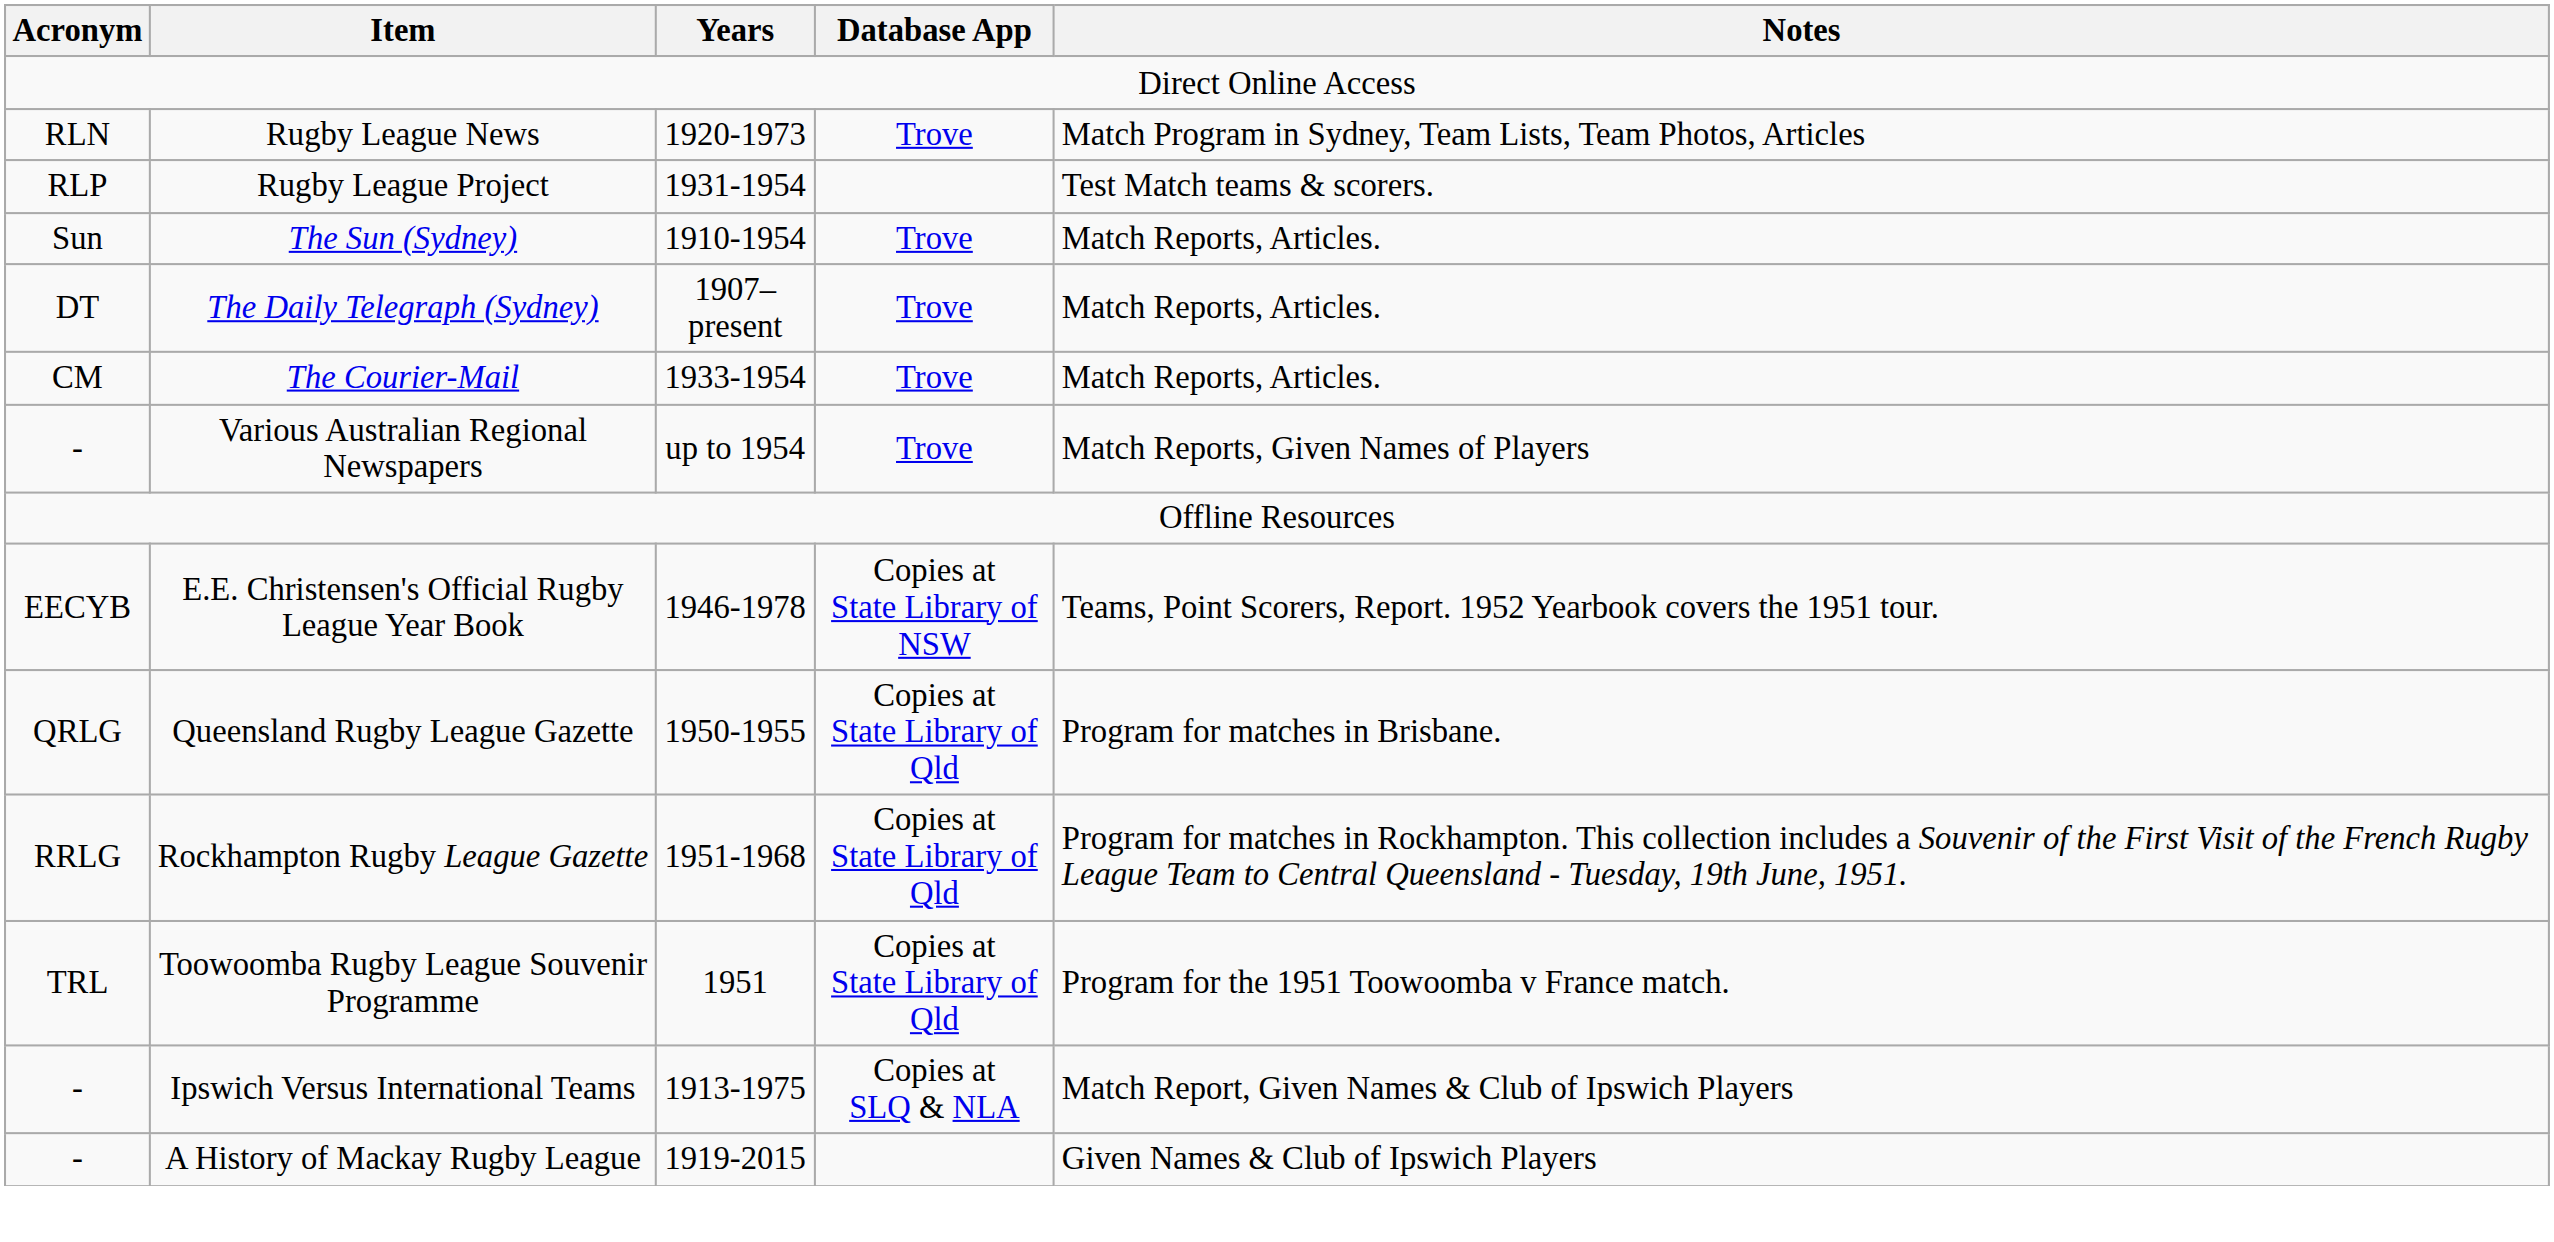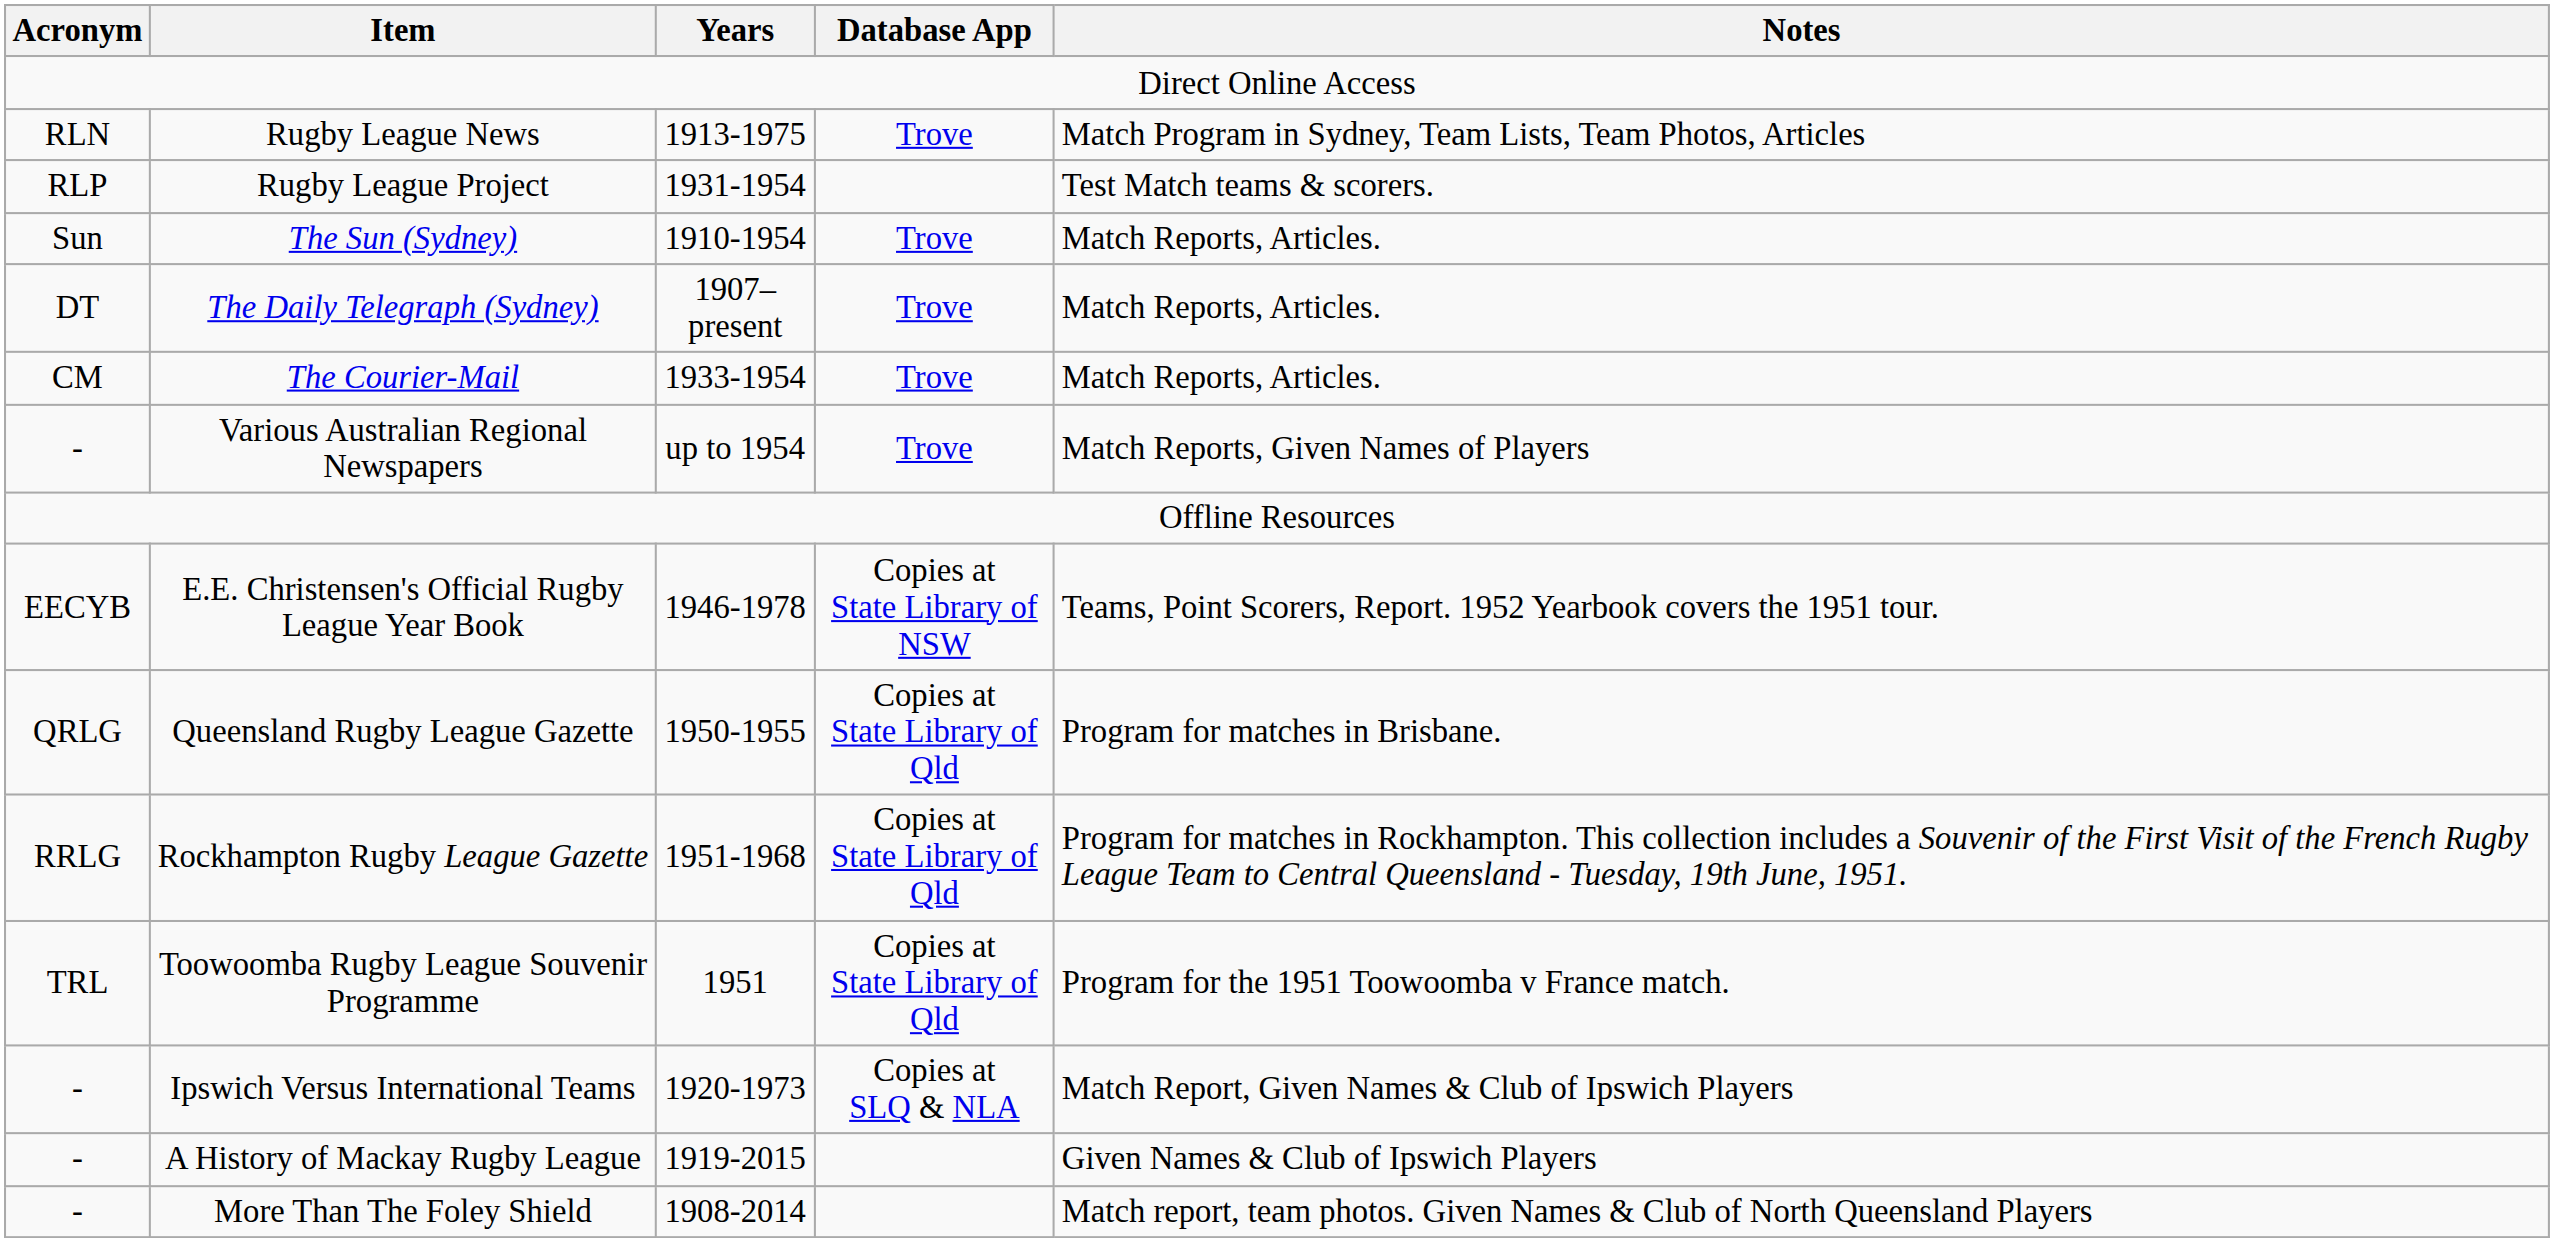(735, 133) 1920-1973 -> (735, 133) 1913-1975
(735, 1088) 1913-1975 -> (735, 1088) 1920-1973
+ row: (403, 1210)
